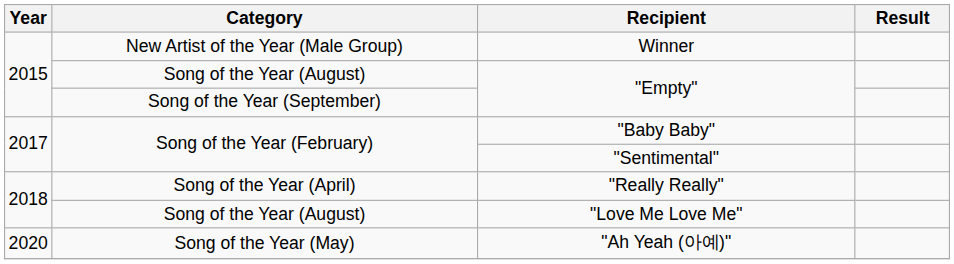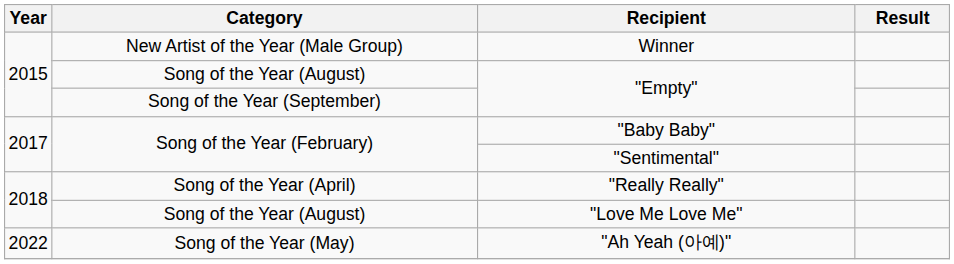(28, 243) 2020 -> (28, 243) 2022
